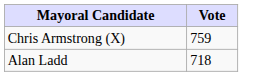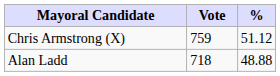+ column: (257, 15)
